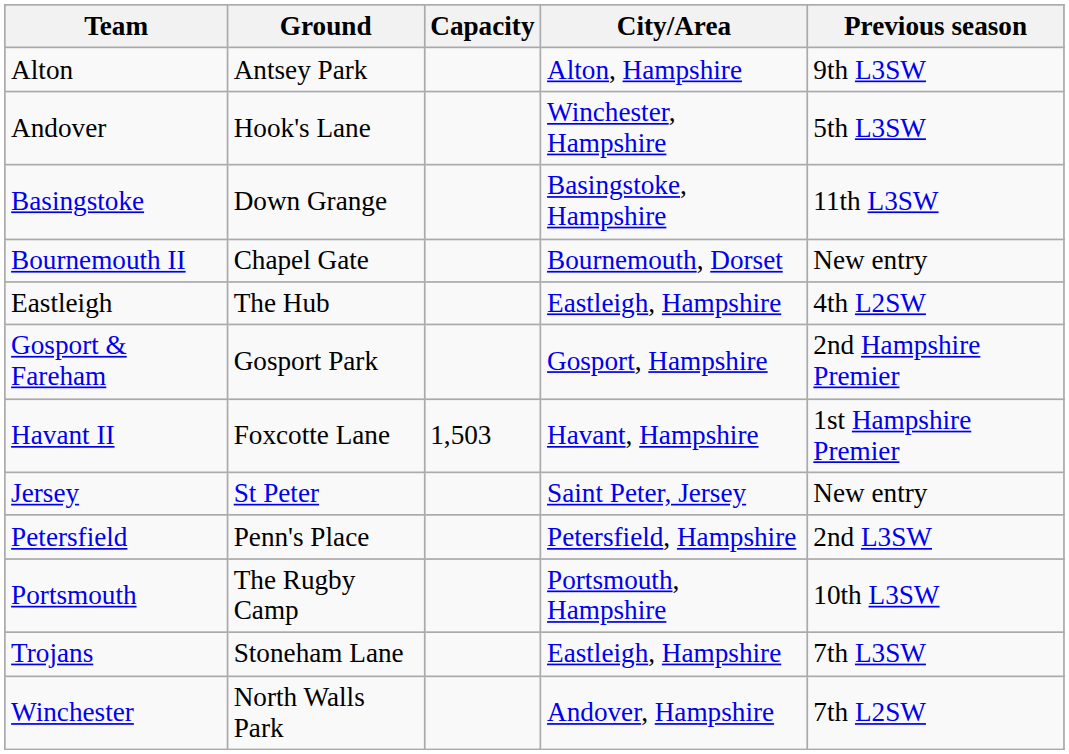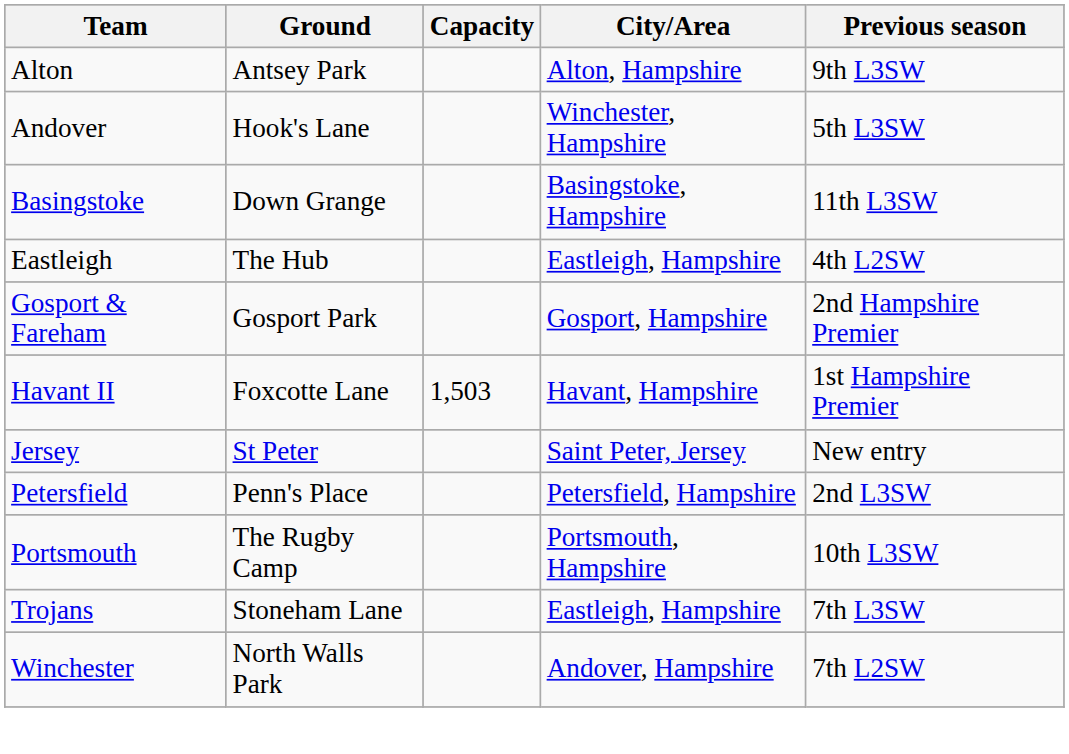- row: (98, 259)
